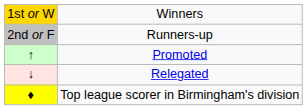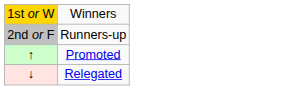- row: (180, 94)
